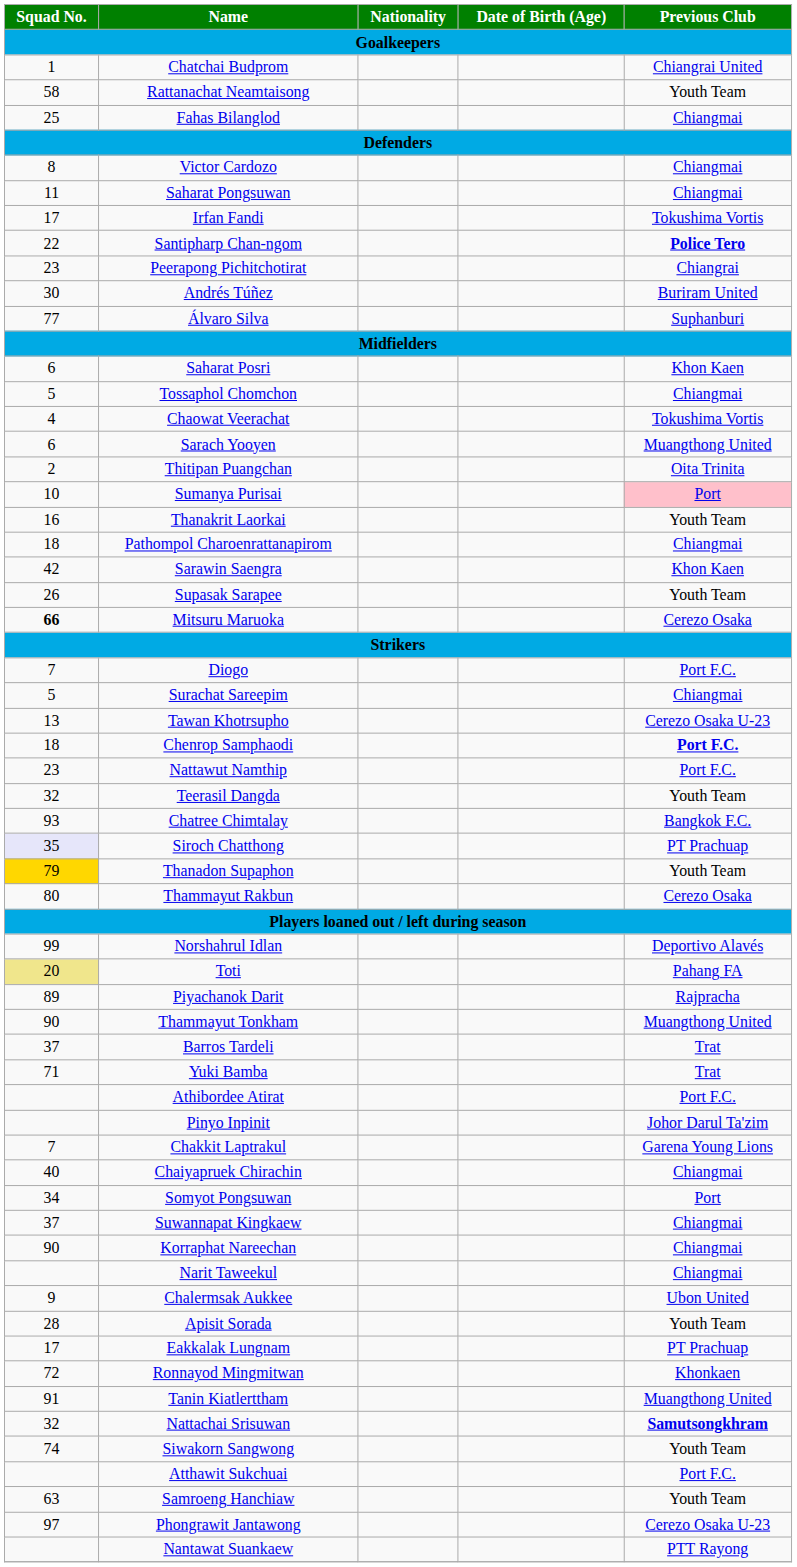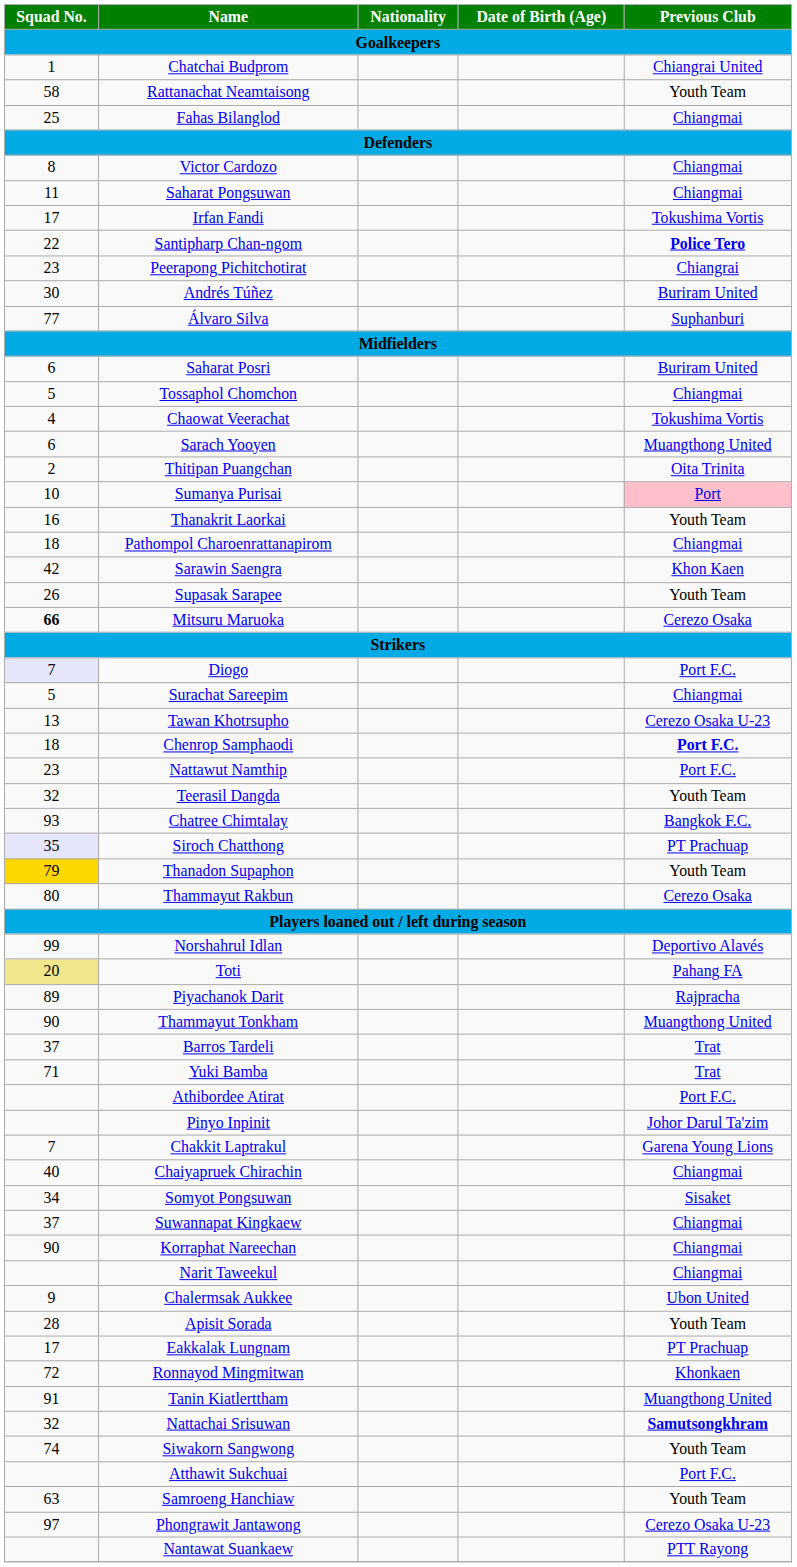(708, 368) Khon Kaen -> (708, 368) Buriram United
(52, 670) no background -> (52, 670) lavender background
(708, 1197) Port -> (708, 1197) Sisaket
